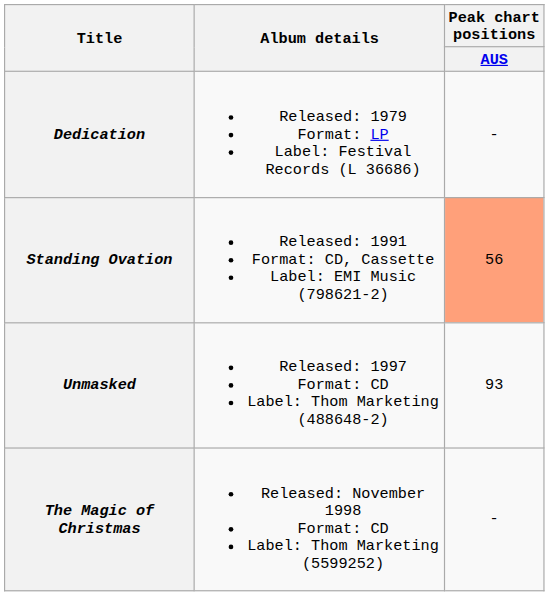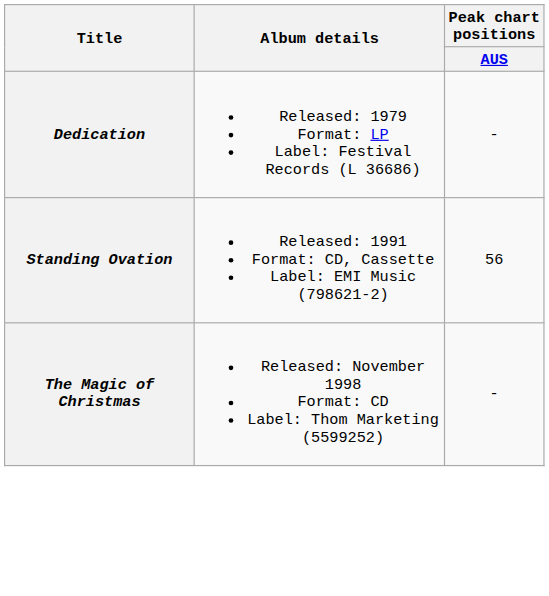(494, 260) lightsalmon background -> (494, 260) no background
- row: (99, 385)
